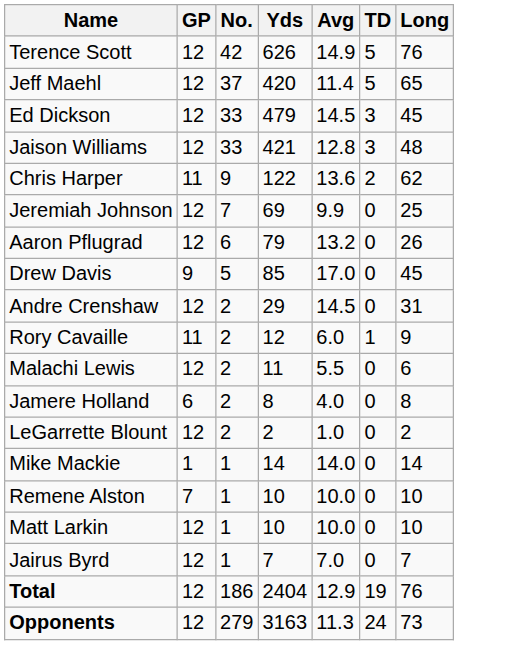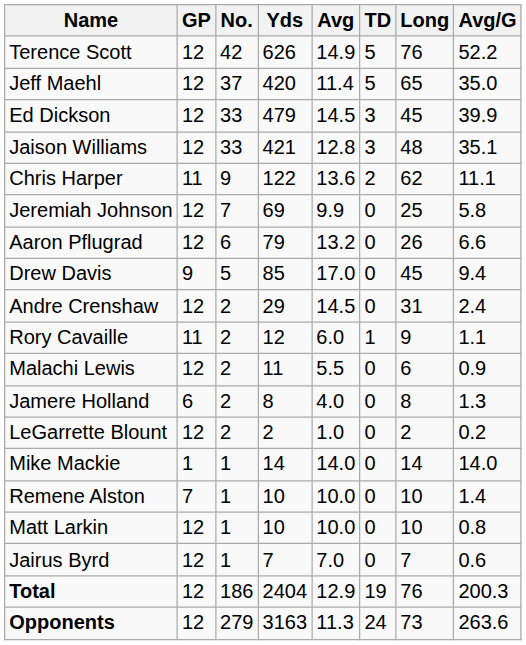+ column: (488, 20)
